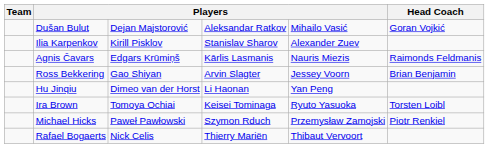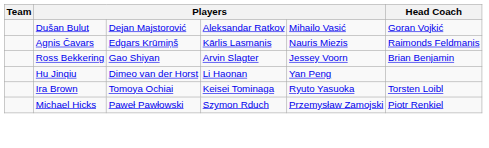- row: (67, 43)
- row: (71, 136)
